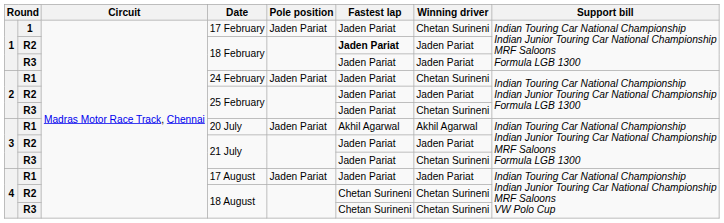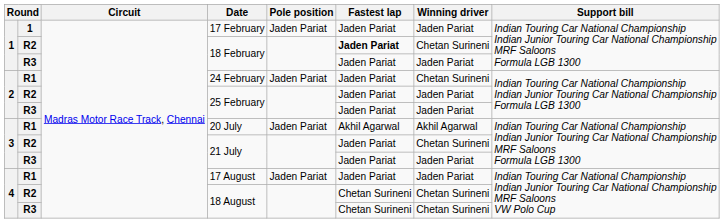(453, 28) Chetan Surineni -> (445, 28) Jaden Pariat
(445, 45) Jaden Pariat -> (453, 45) Chetan Surineni
(453, 110) Chetan Surineni -> (445, 110) Jaden Pariat
(445, 143) Jaden Pariat -> (453, 143) Chetan Surineni
(453, 160) Chetan Surineni -> (445, 160) Jaden Pariat
